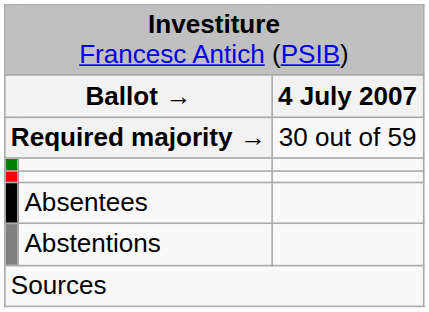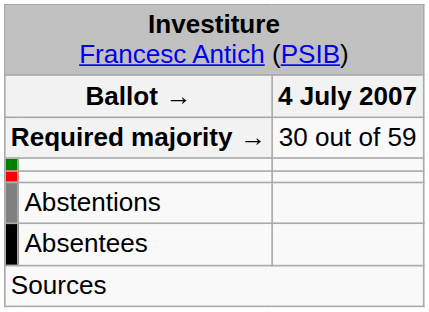rows swapped: (12, 244) <-> (12, 203)
